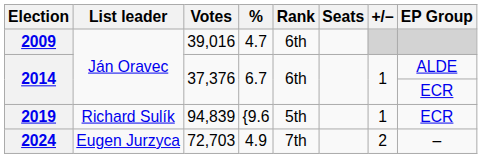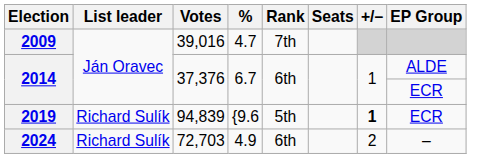(296, 41) 6th -> (285, 41) 7th
(382, 116) normal -> (372, 116) bold
(128, 141) Eugen Jurzyca -> (123, 141) Richard Sulík
(296, 141) 7th -> (285, 141) 6th
